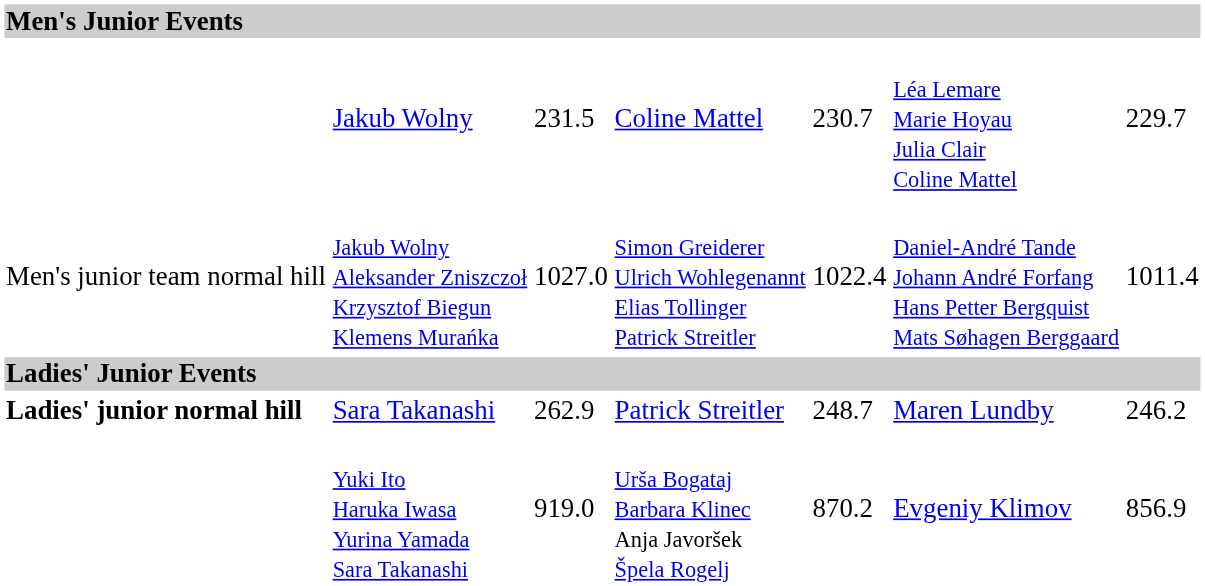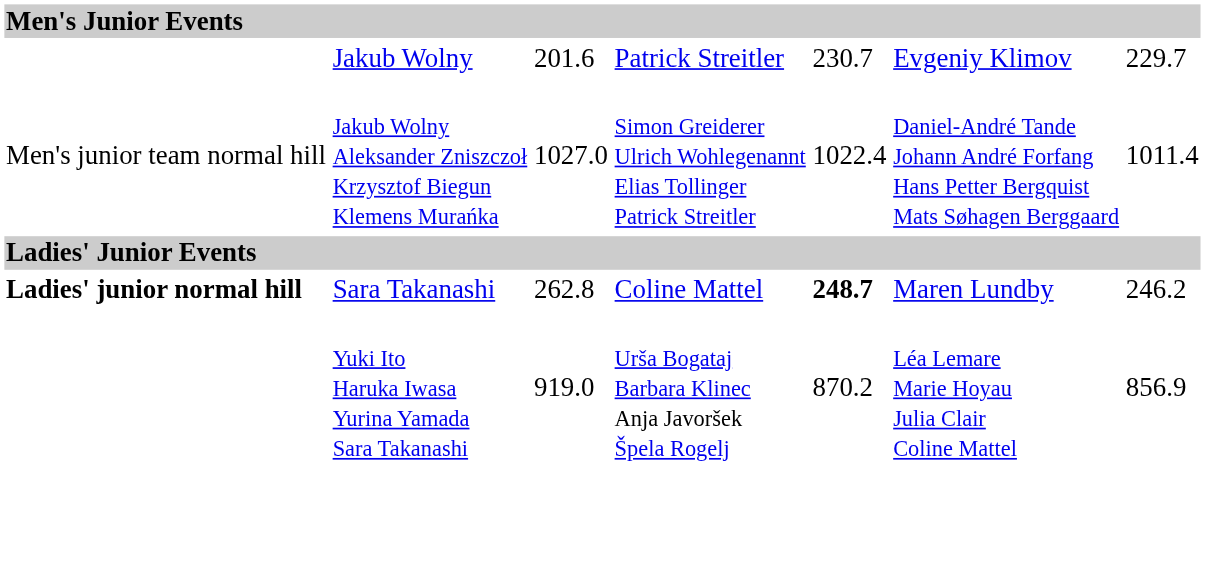(564, 118) 231.5 -> (564, 57) 201.6
(689, 118) Coline Mattel -> (699, 57) Patrick Streitler
(955, 135) Léa Lemare Marie Hoyau Julia Clair Coline Mattel -> (982, 57) Evgeniy Klimov
(564, 410) 262.9 -> (564, 289) 262.8
(699, 410) Patrick Streitler -> (689, 289) Coline Mattel
(843, 410) normal -> (843, 289) bold
(982, 508) Evgeniy Klimov -> (955, 403) Léa Lemare Marie Hoyau Julia Clair Coline Mattel
